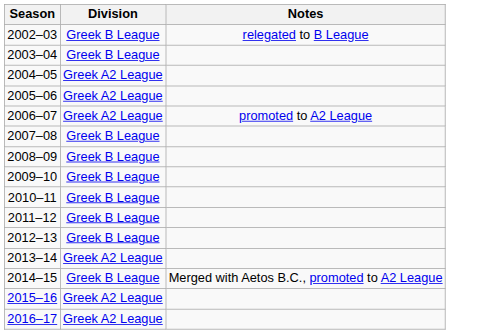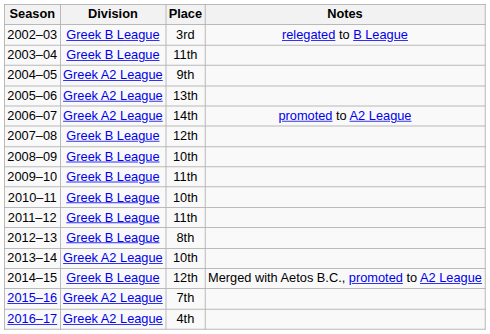+ column: (185, 14)
